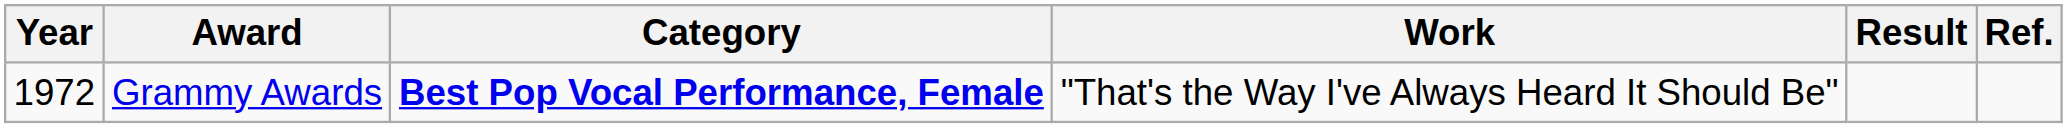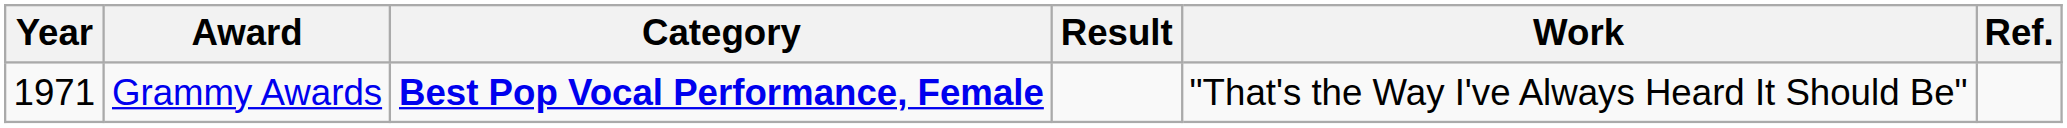columns swapped: (1450, 33) <-> (1912, 33)
(54, 91) 1972 -> (54, 91) 1971
